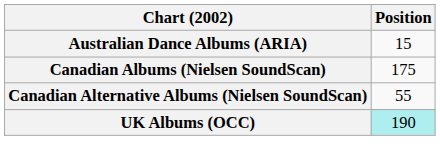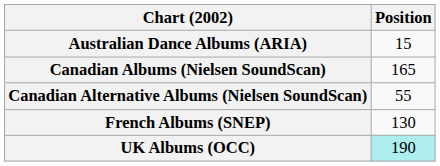(403, 69) 175 -> (403, 69) 165
+ row: (188, 122)
